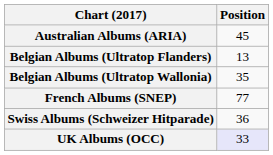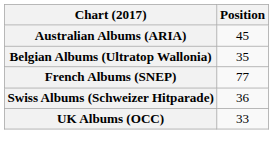- row: (111, 56)
(242, 139) lavender background -> (242, 118) no background
